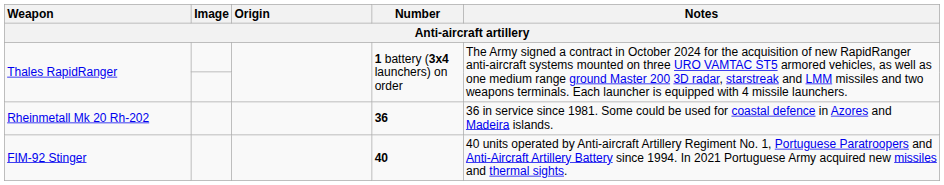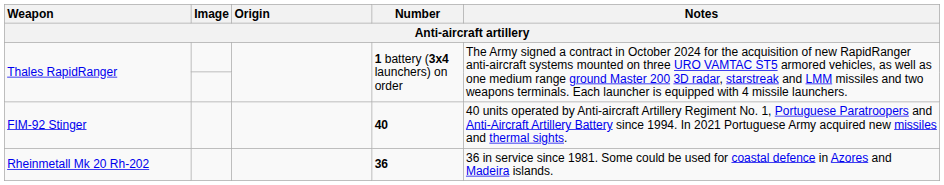rows swapped: (47, 157) <-> (78, 118)
